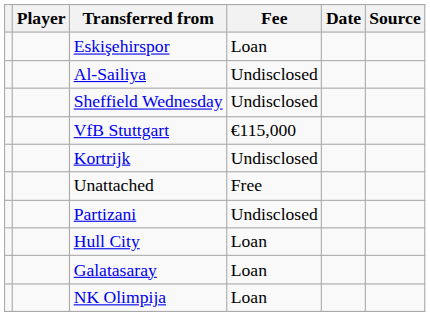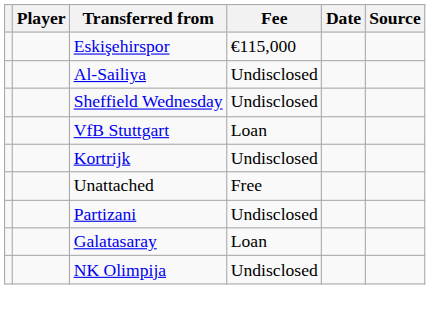(249, 46) Loan -> (263, 46) €115,000
(263, 130) €115,000 -> (249, 130) Loan
- row: (107, 241)
(249, 297) Loan -> (274, 269) Undisclosed
